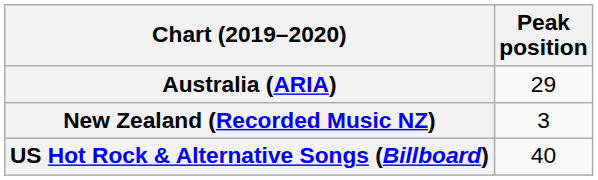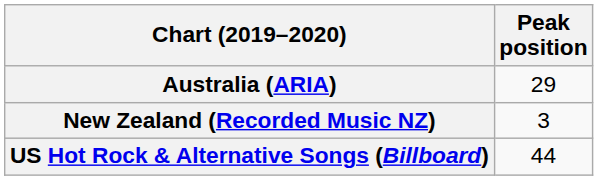(543, 156) 40 -> (543, 156) 44
